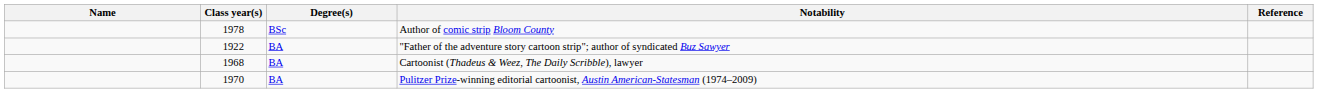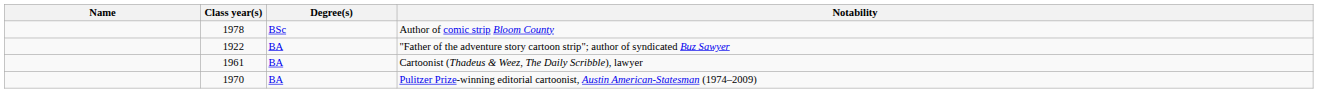- column: (1280, 12)
(233, 63) 1968 -> (233, 63) 1961
